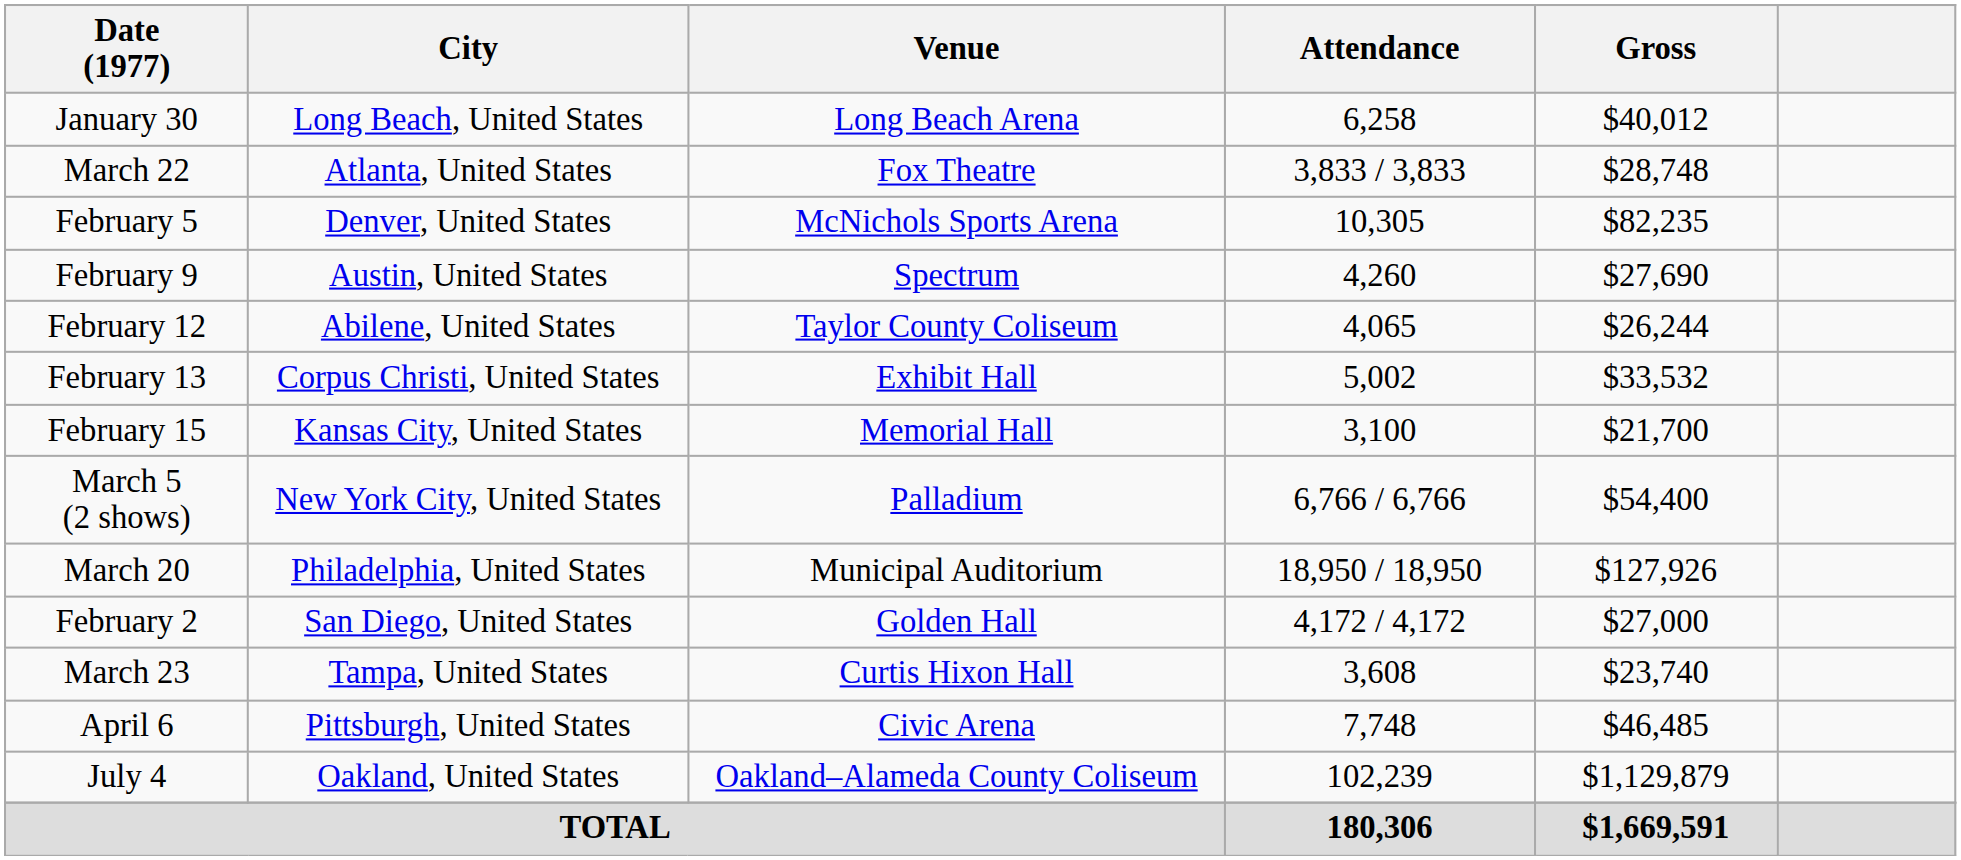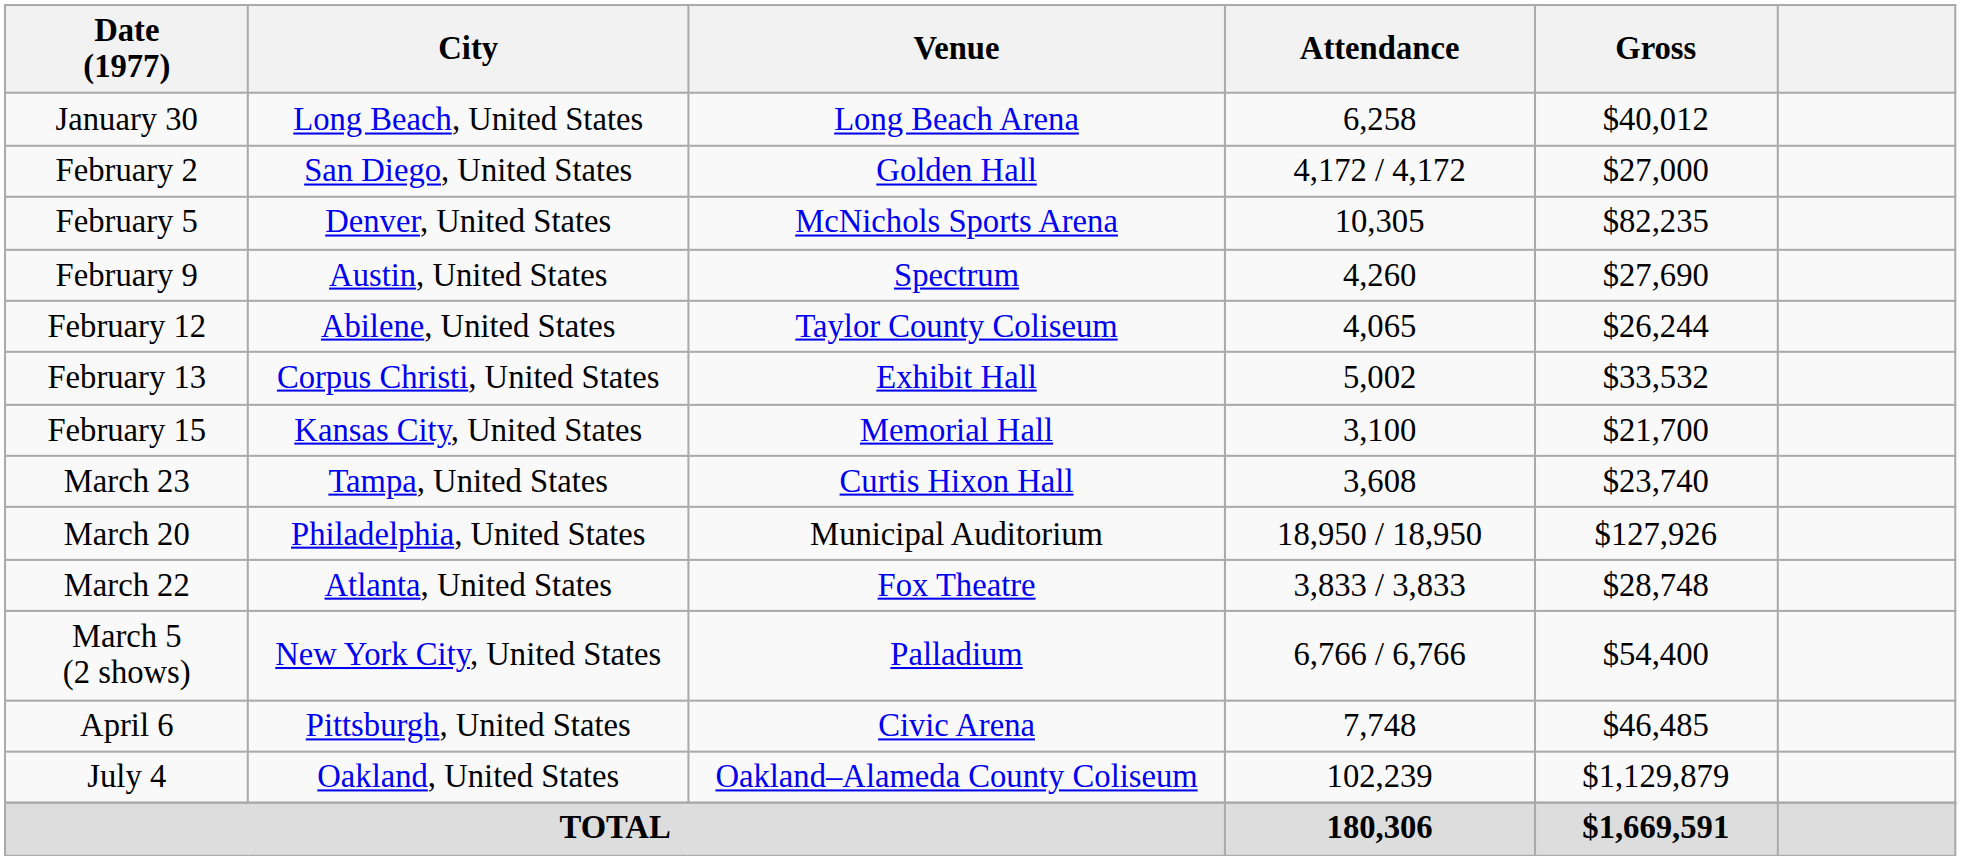rows swapped: (127, 621) <-> (127, 170)
rows swapped: (127, 499) <-> (127, 673)
